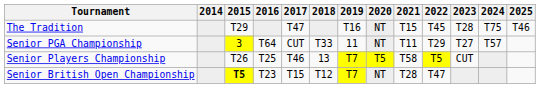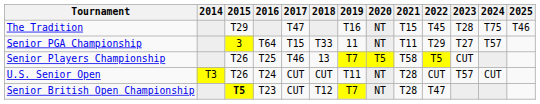(296, 44) CUT -> (296, 44) T15
+ row: (54, 76)
(296, 76) T15 -> (296, 91) CUT
